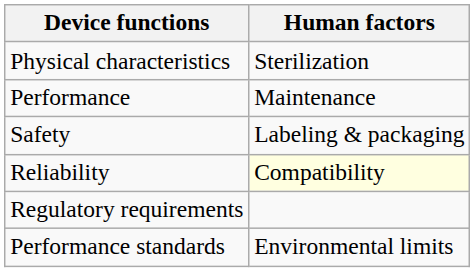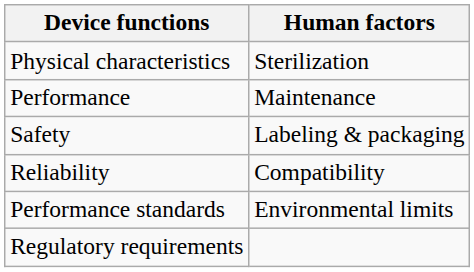(320, 172) lightyellow background -> (320, 172) no background
rows swapped: (118, 246) <-> (127, 209)
